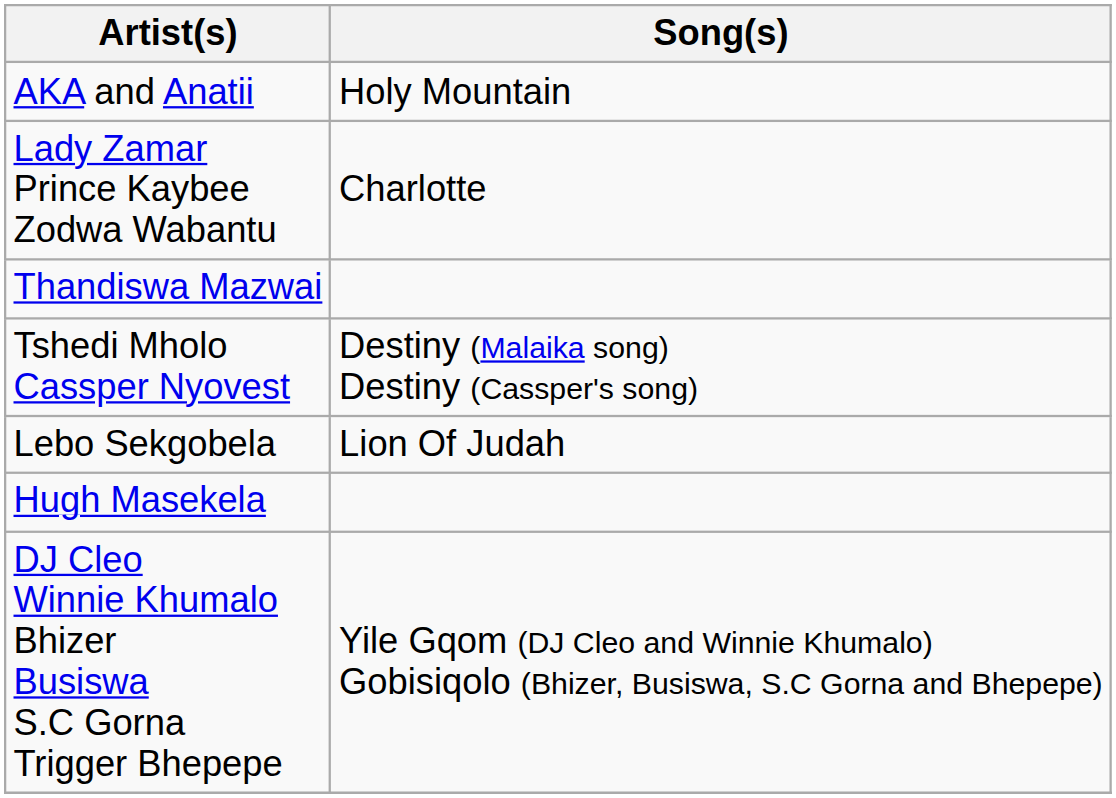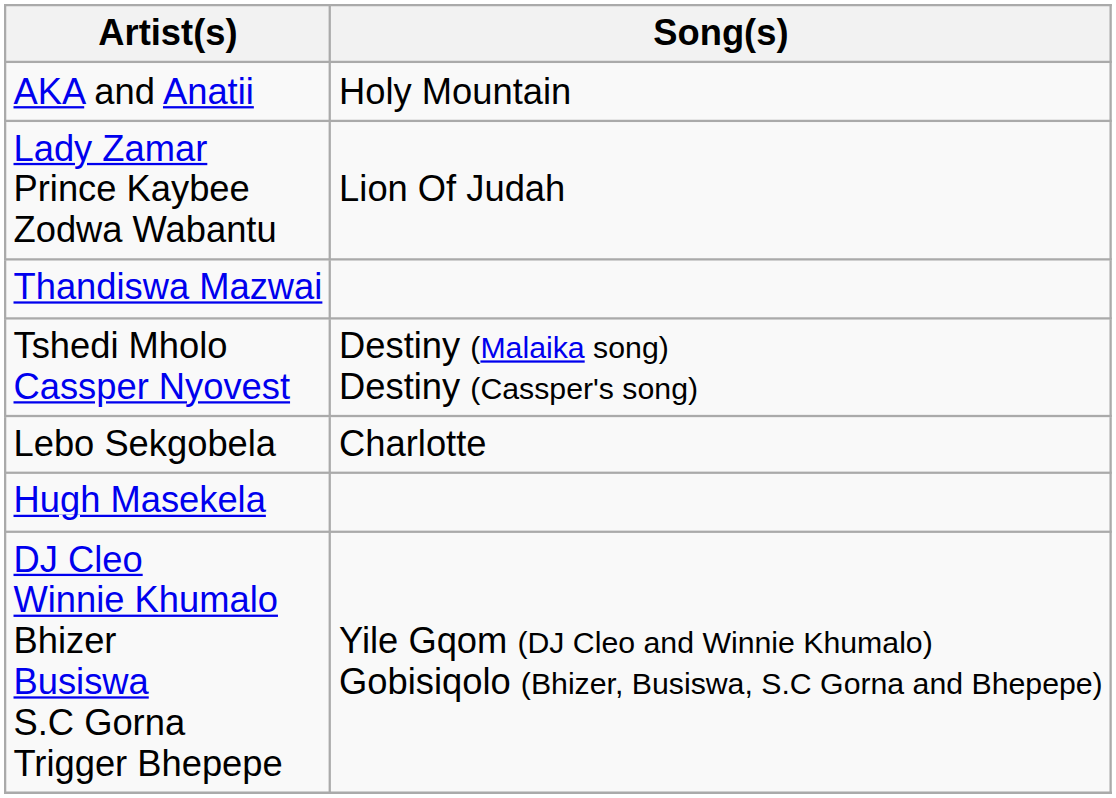(413, 189) Charlotte -> (452, 189) Lion Of Judah
(452, 443) Lion Of Judah -> (413, 443) Charlotte
